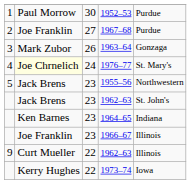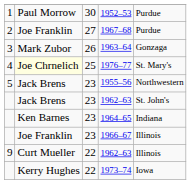(90, 65) 24 -> (90, 65) 25
